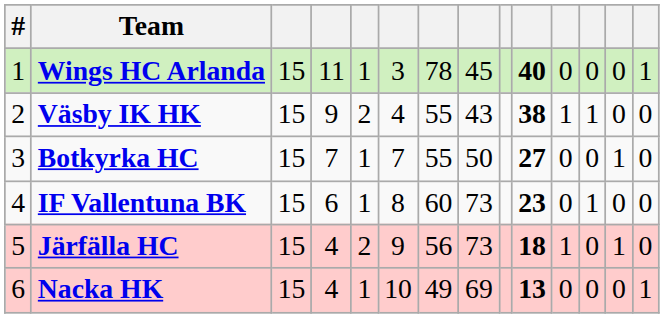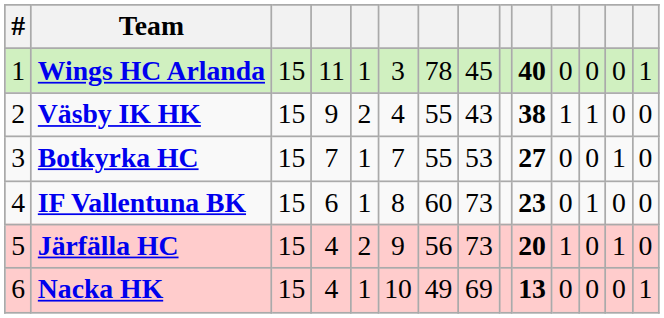(479, 158) 50 -> (479, 158) 53
(532, 245) 18 -> (532, 245) 20
